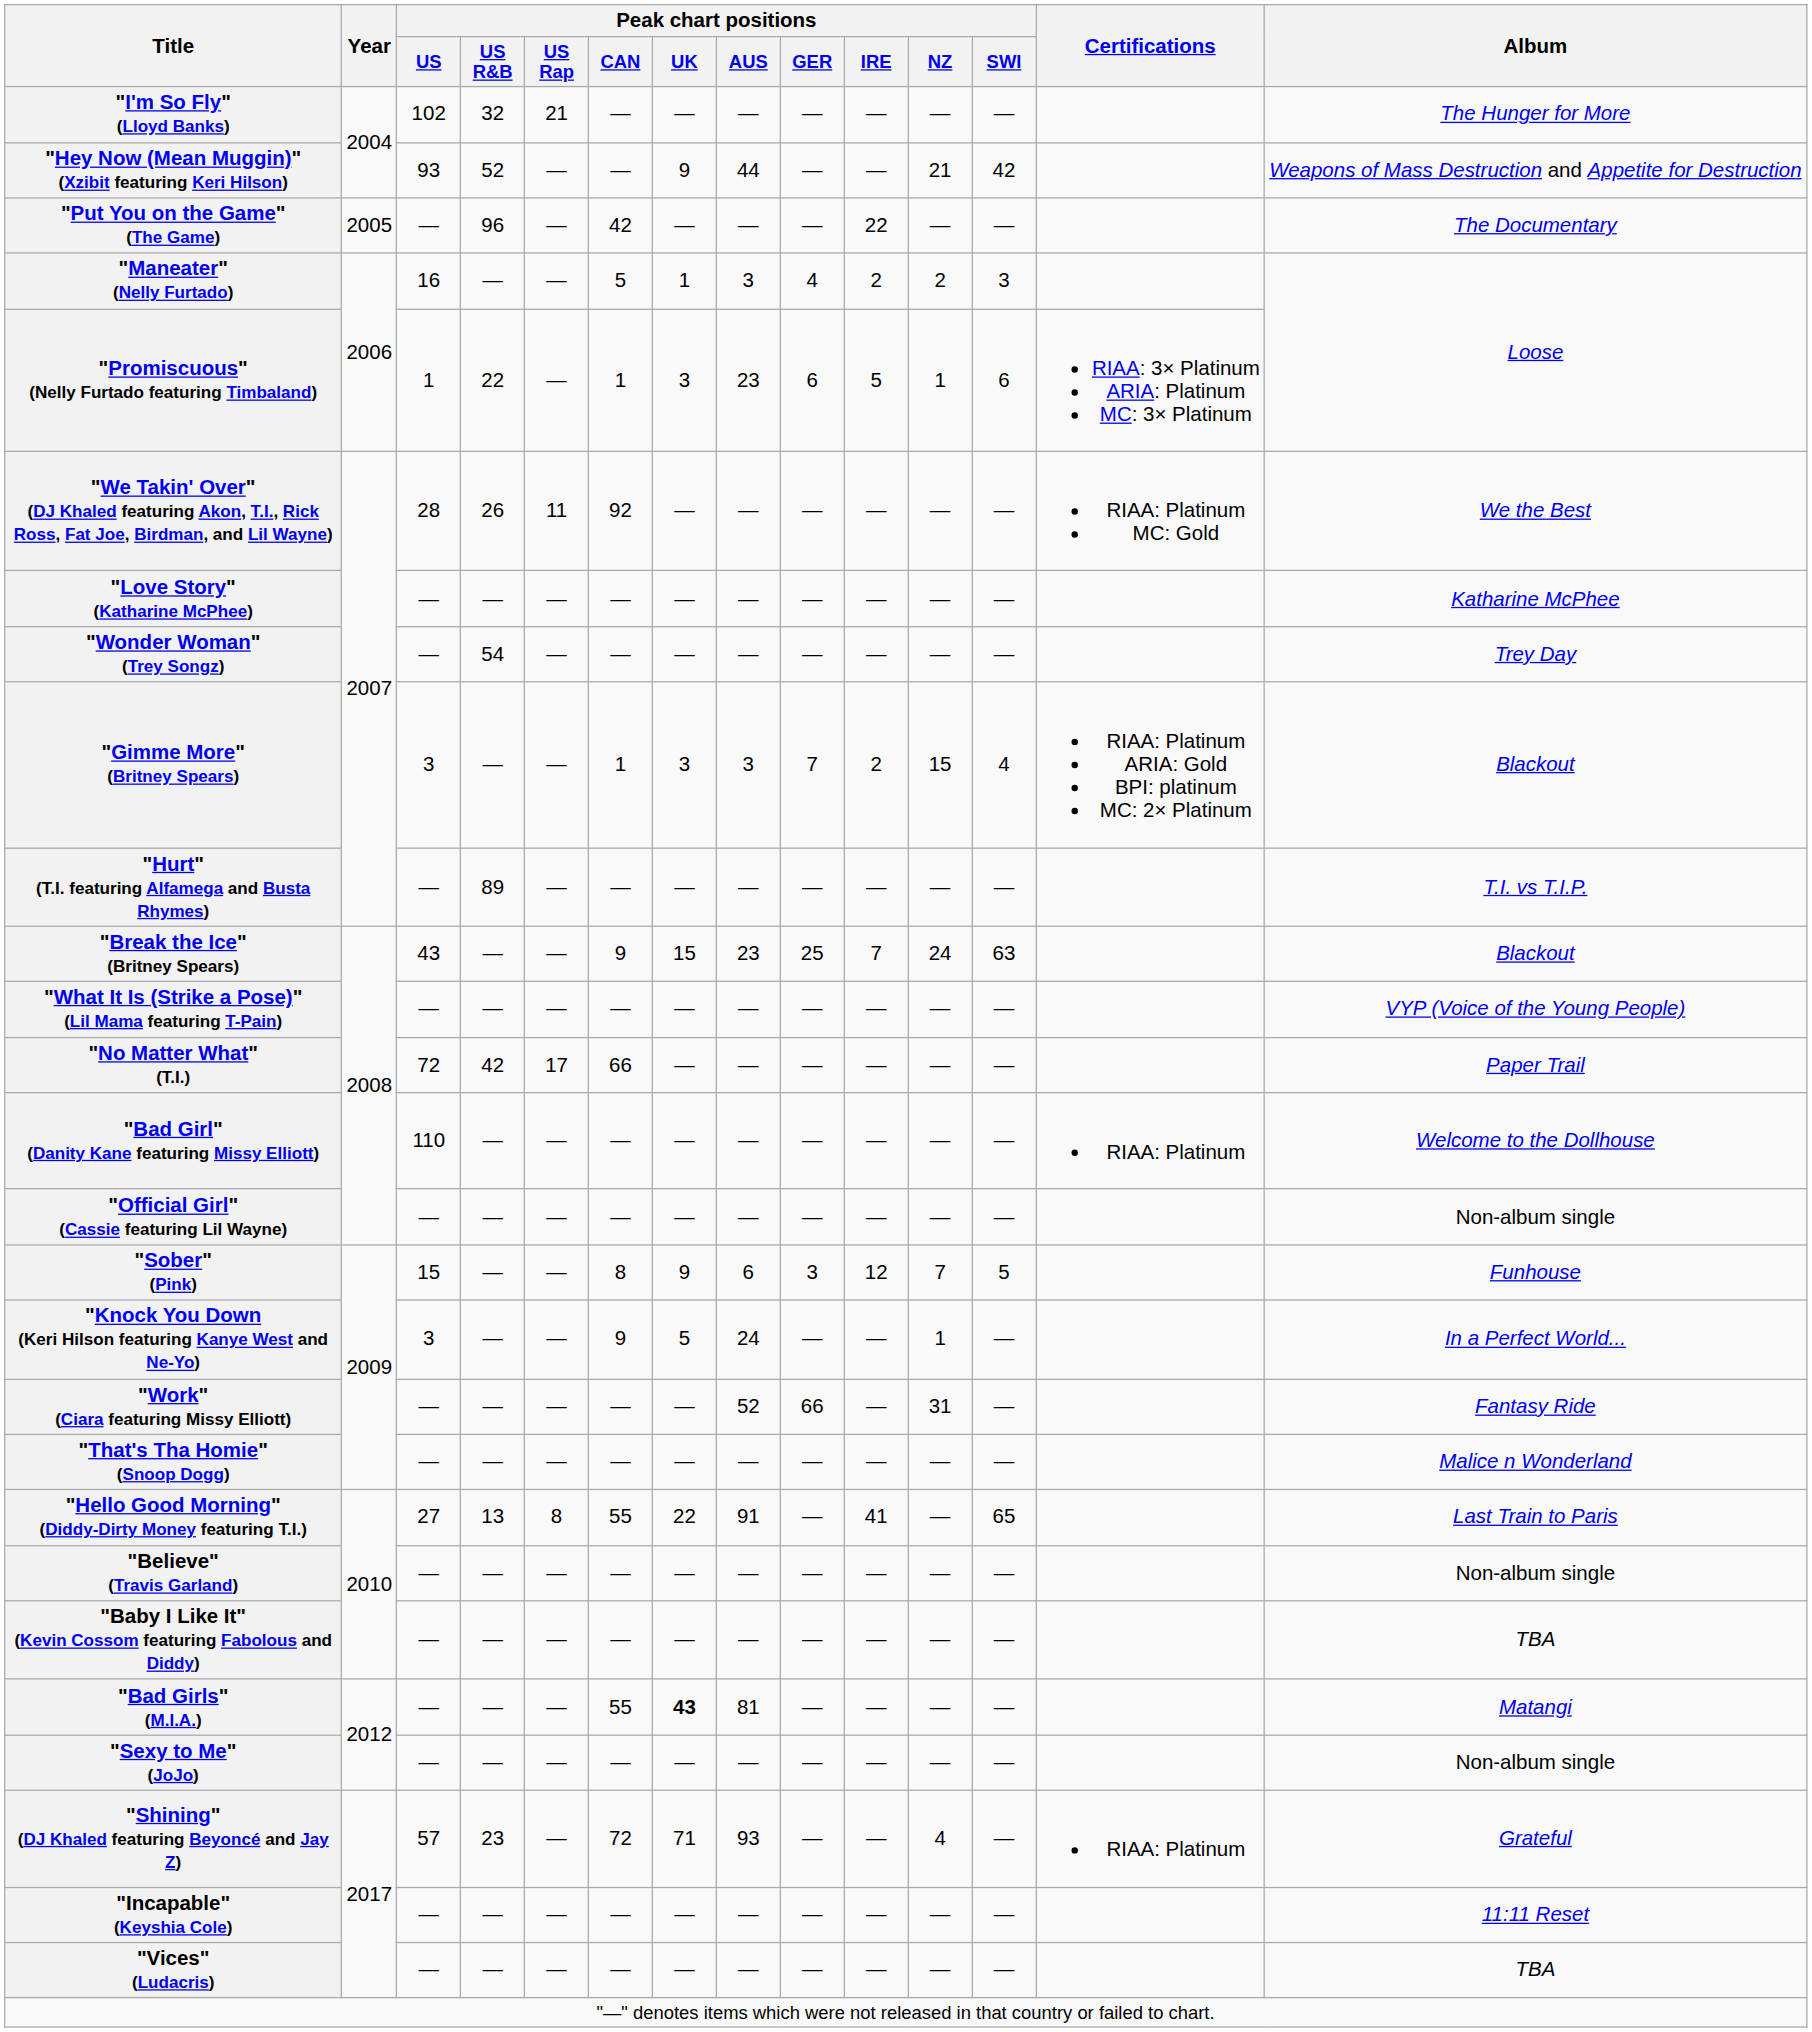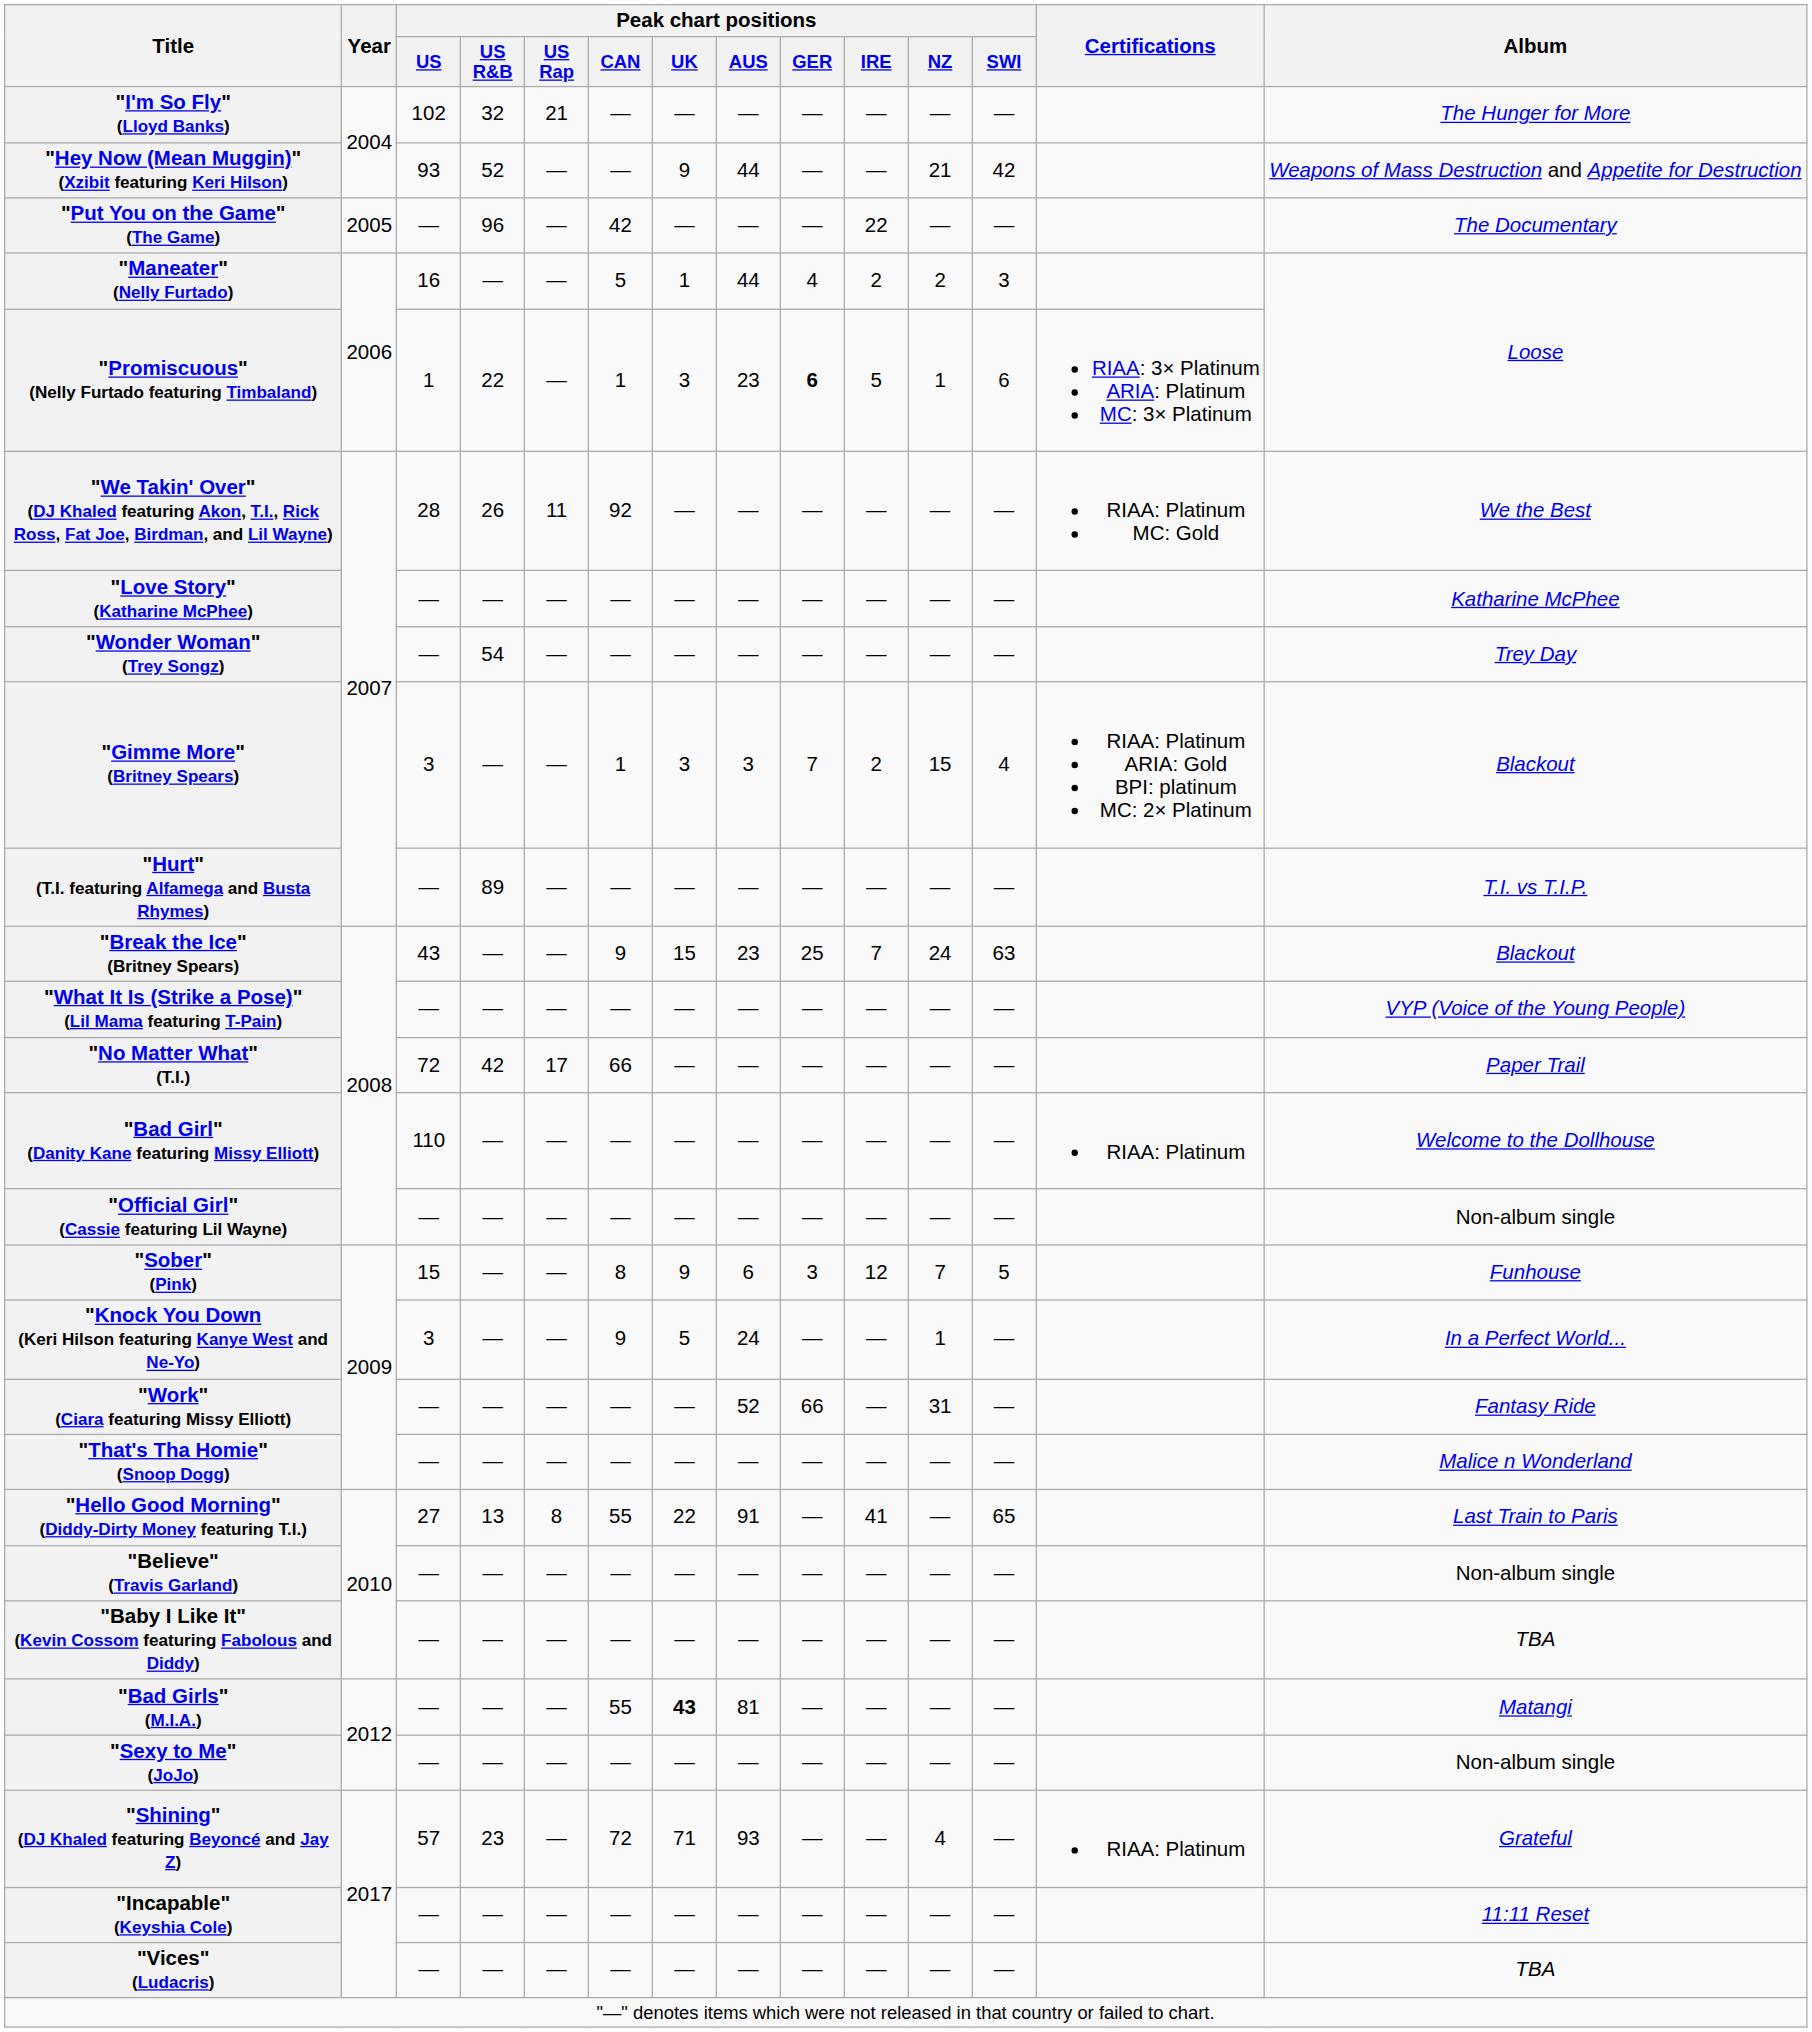(748, 280) 3 -> (748, 280) 44
(812, 379) normal -> (812, 379) bold
